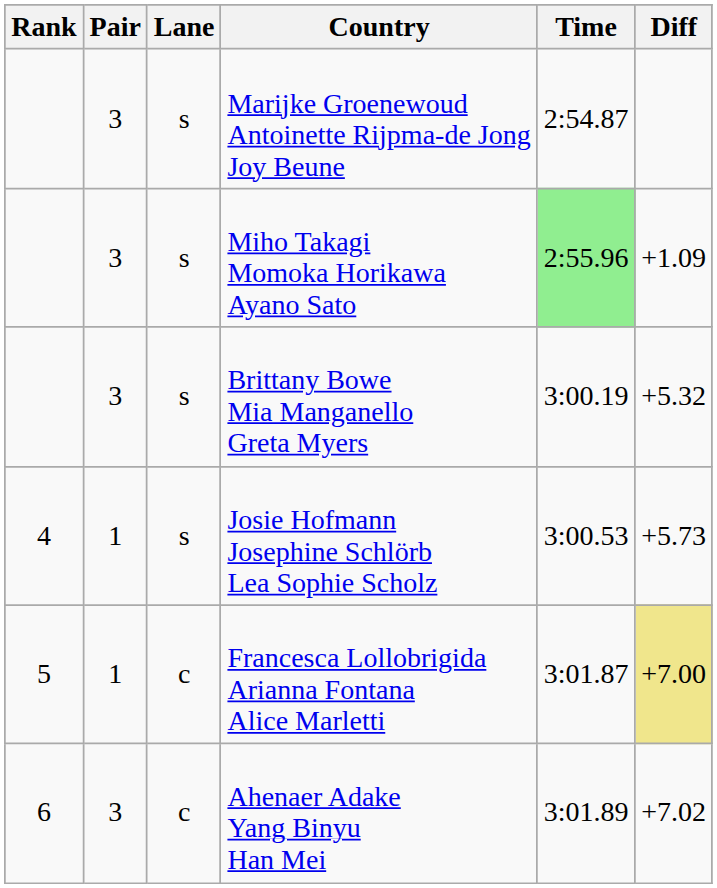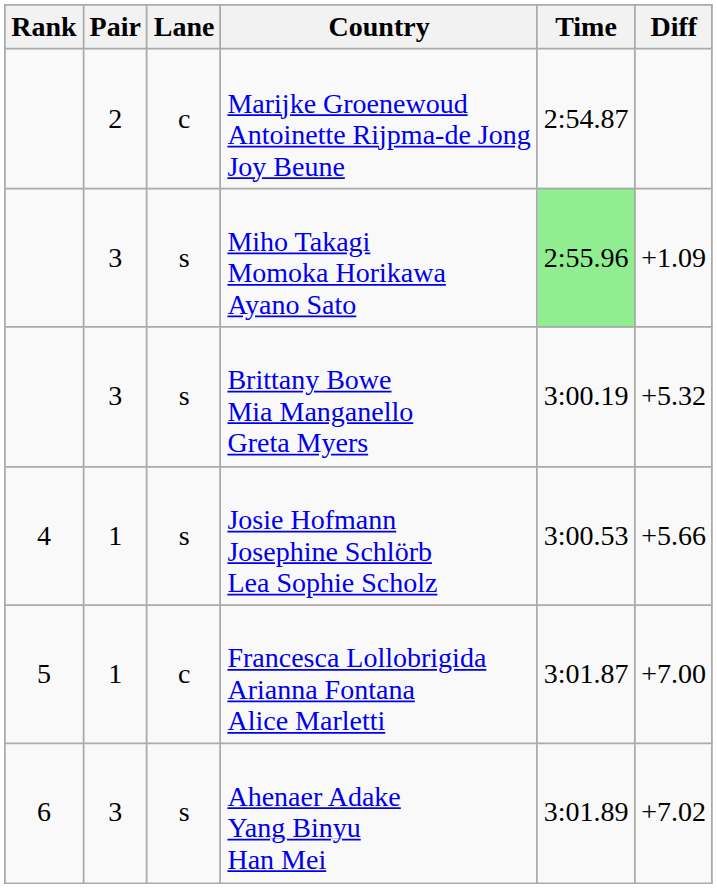(115, 118) 3 -> (115, 118) 2
(184, 118) s -> (184, 118) c
(674, 535) +5.73 -> (674, 535) +5.66
(674, 673) khaki background -> (674, 673) no background
(184, 812) c -> (184, 812) s
